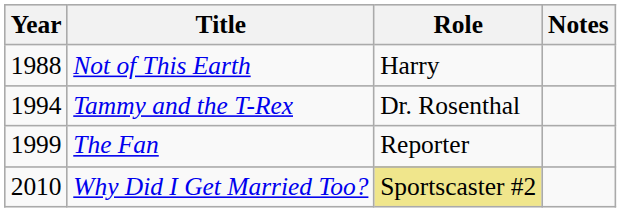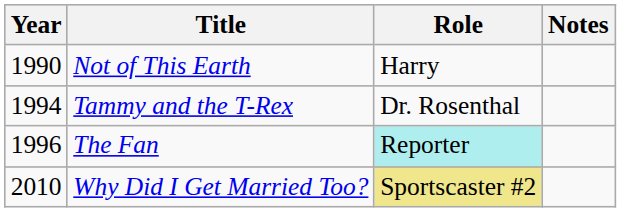(36, 65) 1988 -> (36, 65) 1990
(36, 145) 1999 -> (36, 145) 1996
(425, 145) no background -> (425, 145) paleturquoise background
